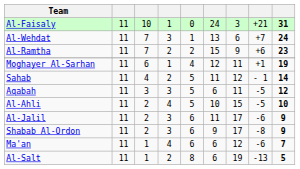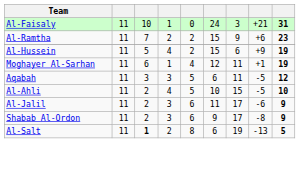- row: (28, 38)
+ row: (31, 51)
- row: (19, 78)
- row: (19, 144)
(146, 158) normal -> (146, 131) bold
